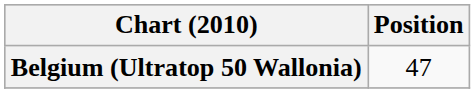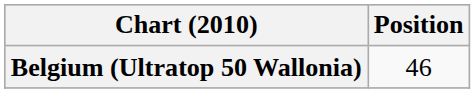(419, 66) 47 -> (419, 66) 46
